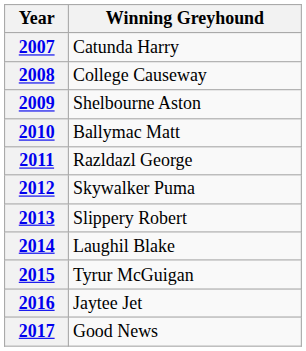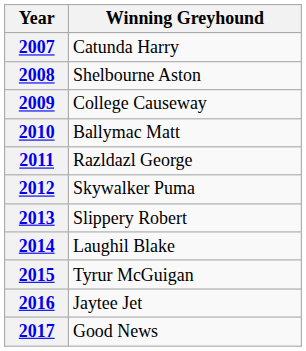(140, 75) College Causeway -> (137, 75) Shelbourne Aston
(137, 103) Shelbourne Aston -> (140, 103) College Causeway
